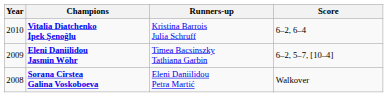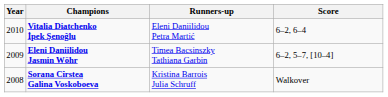(179, 31) Kristina Barrois Julia Schruff -> (180, 31) Eleni Daniilidou Petra Martić
(180, 80) Eleni Daniilidou Petra Martić -> (179, 80) Kristina Barrois Julia Schruff
